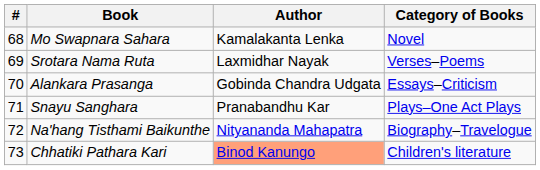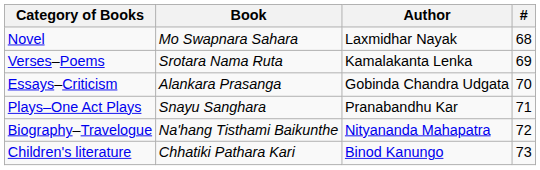columns swapped: (16, 15) <-> (460, 15)
(280, 38) Kamalakanta Lenka -> (401, 38) Laxmidhar Nayak
(273, 61) Laxmidhar Nayak -> (409, 61) Kamalakanta Lenka
(266, 152) lightsalmon background -> (394, 152) no background
